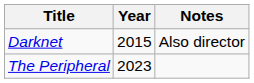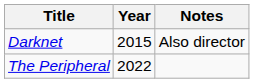(134, 66) 2023 -> (134, 66) 2022
